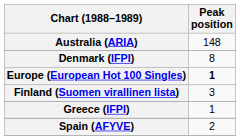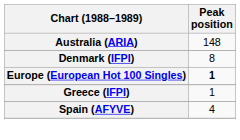- row: (96, 93)
(212, 127) 2 -> (212, 110) 4
